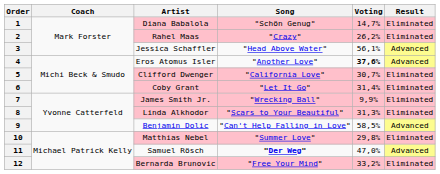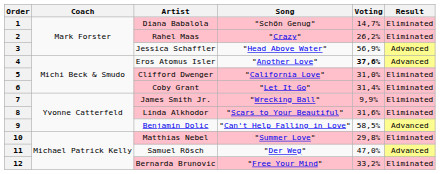(369, 49) 56,1% -> (369, 49) 56,9%
(369, 74) 30,7% -> (369, 74) 31,0%
(369, 112) 31,3% -> (369, 112) 31,6%
(285, 150) bold -> (285, 150) normal
